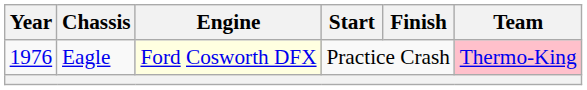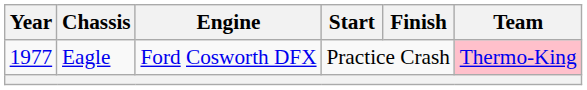(31, 57) 1976 -> (31, 57) 1977
(229, 57) lightyellow background -> (229, 57) no background
